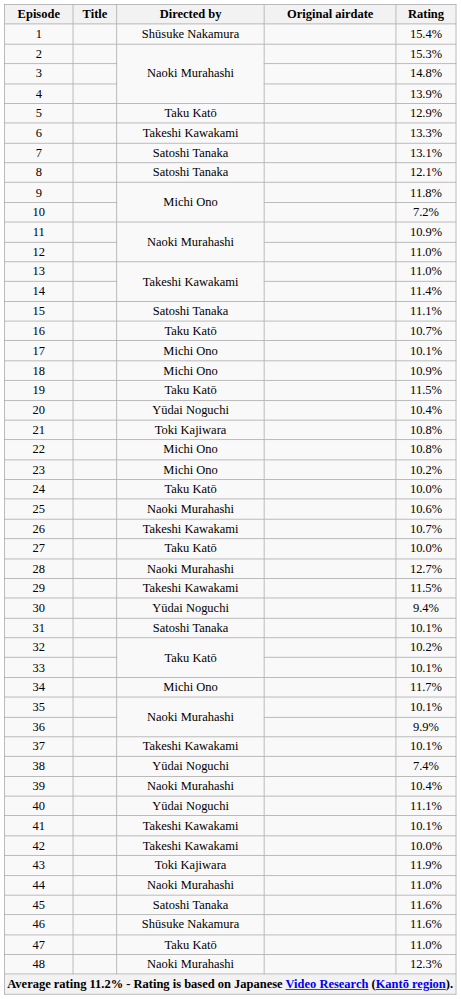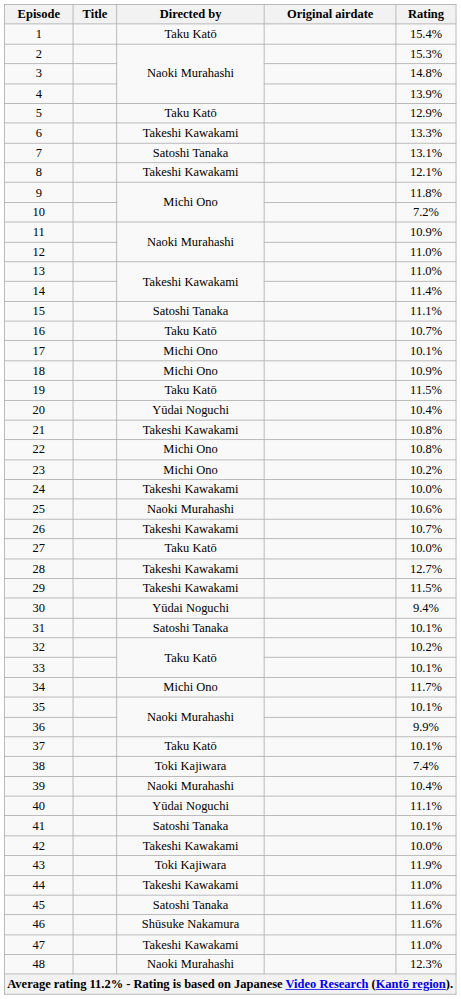(191, 34) Shūsuke Nakamura -> (191, 34) Taku Katō
(191, 172) Satoshi Tanaka -> (191, 172) Takeshi Kawakami
(191, 430) Toki Kajiwara -> (191, 430) Takeshi Kawakami
(191, 489) Taku Katō -> (191, 489) Takeshi Kawakami
(191, 568) Naoki Murahashi -> (191, 568) Takeshi Kawakami
(191, 746) Takeshi Kawakami -> (191, 746) Taku Katō
(191, 766) Yūdai Noguchi -> (191, 766) Toki Kajiwara
(191, 825) Takeshi Kawakami -> (191, 825) Satoshi Tanaka
(191, 885) Naoki Murahashi -> (191, 885) Takeshi Kawakami
(191, 944) Taku Katō -> (191, 944) Takeshi Kawakami
